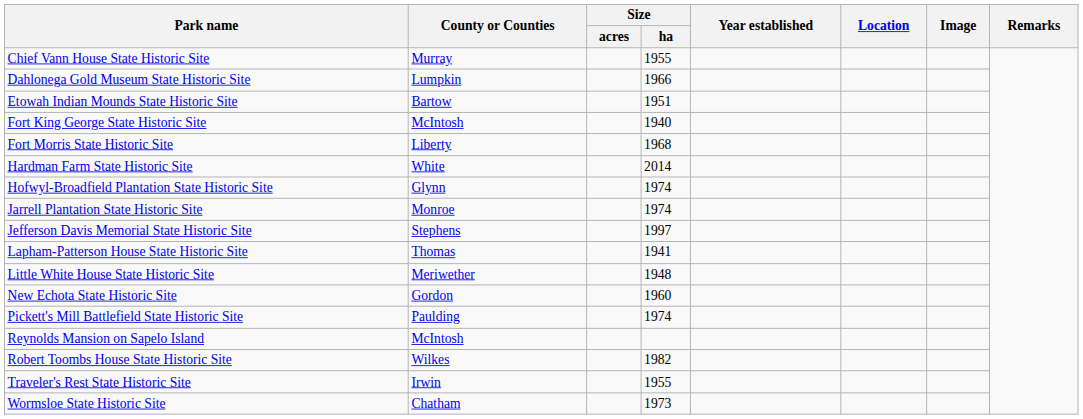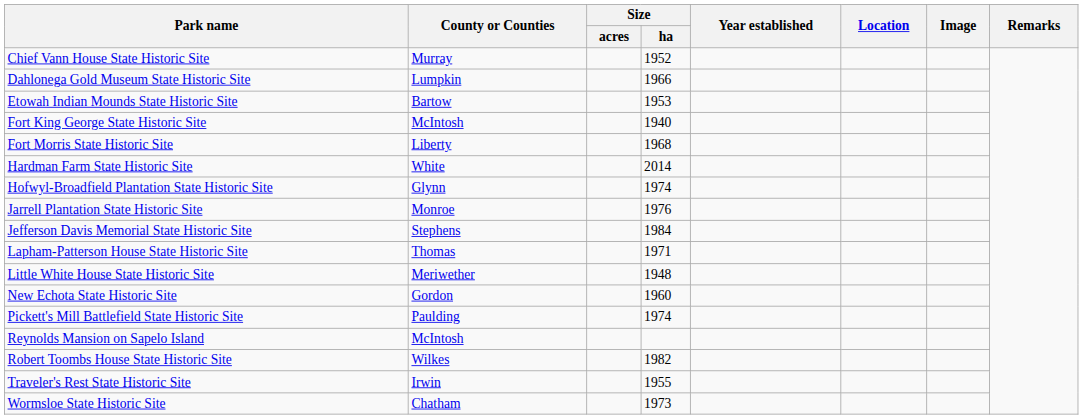(658, 58) 1955 -> (658, 58) 1952
(658, 101) 1951 -> (658, 101) 1953
(658, 209) 1974 -> (658, 209) 1976
(658, 230) 1997 -> (658, 230) 1984
(658, 252) 1941 -> (658, 252) 1971
